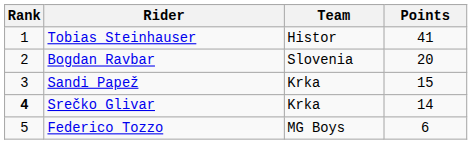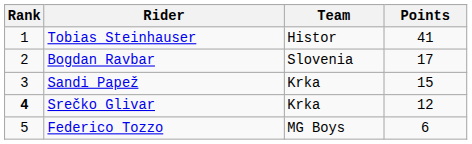(425, 61) 20 -> (425, 61) 17
(425, 106) 14 -> (425, 106) 12
